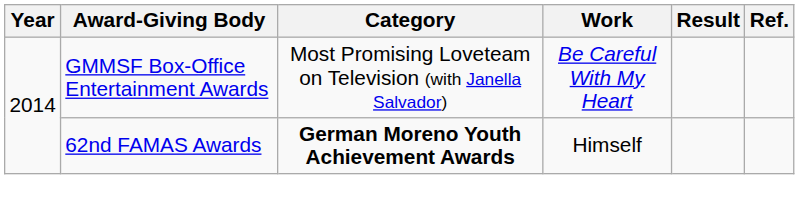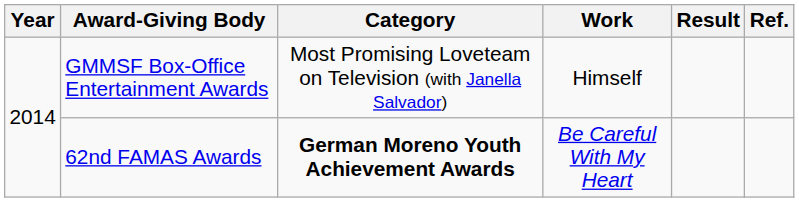(607, 77) Be Careful With My Heart -> (607, 77) Himself
(607, 145) Himself -> (607, 157) Be Careful With My Heart
